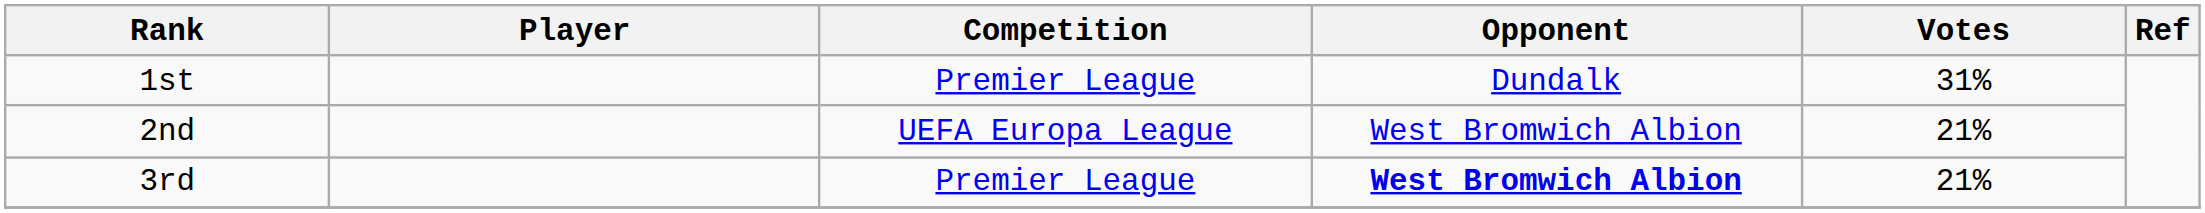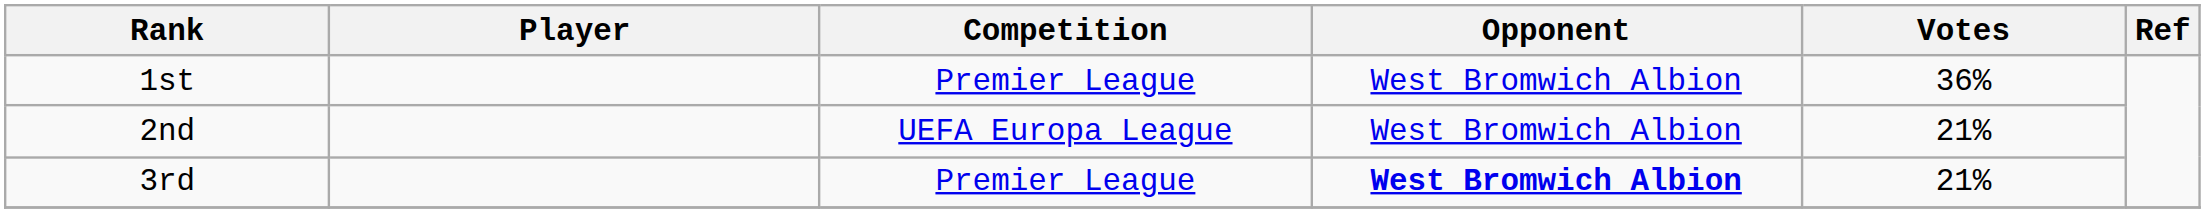(1556, 81) Dundalk -> (1556, 81) West Bromwich Albion
(1964, 81) 31% -> (1964, 81) 36%
